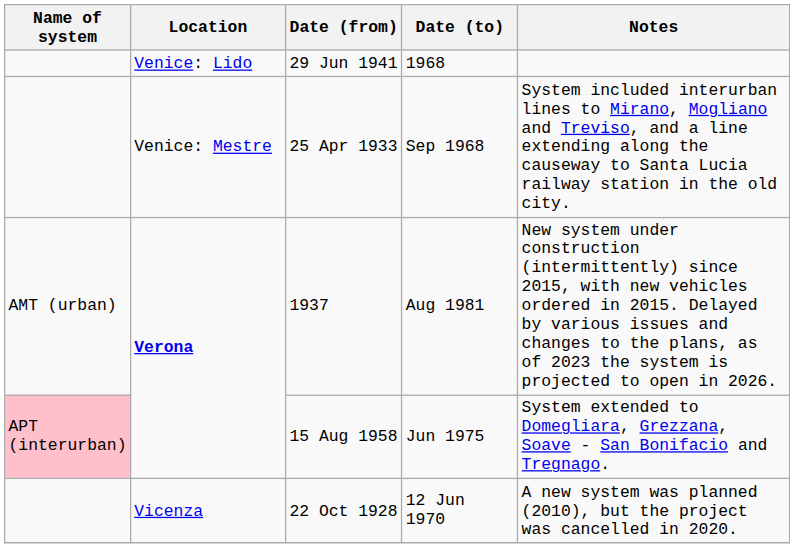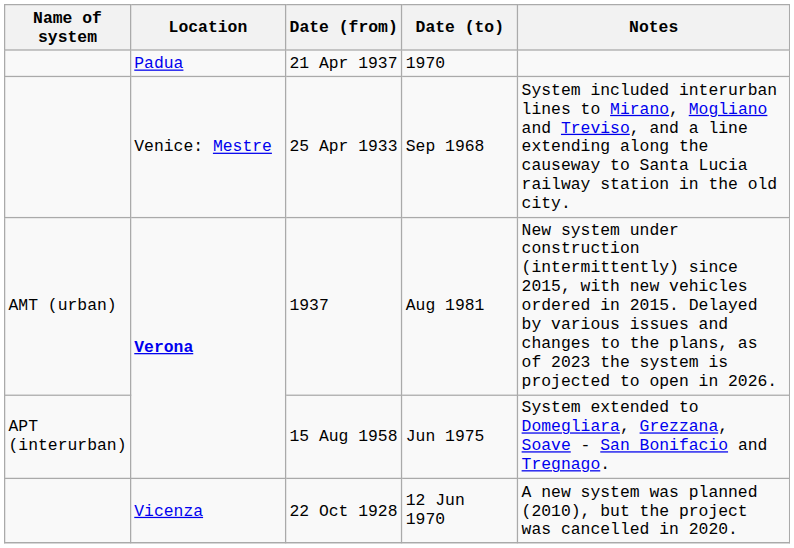+ row: (343, 64)
- row: (343, 64)
(68, 437) pink background -> (68, 437) no background
